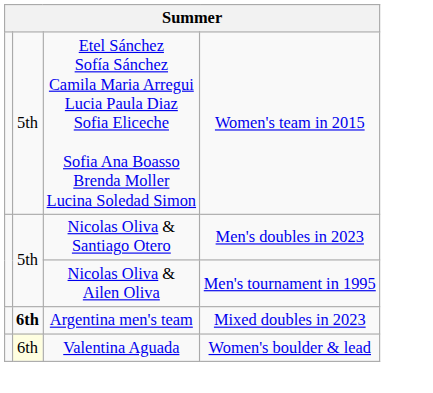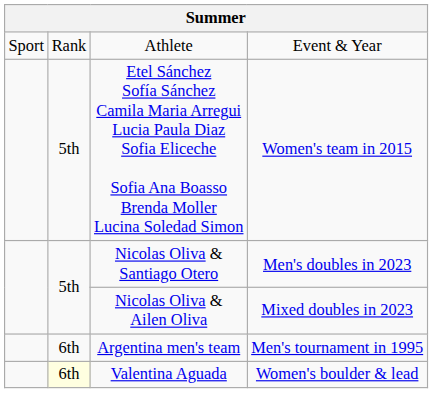+ row: (169, 45)
(290, 283) Men's tournament in 1995 -> (337, 310) Mixed doubles in 2023
(28, 320) bold -> (69, 347) normal
(290, 320) Mixed doubles in 2023 -> (337, 347) Men's tournament in 1995
